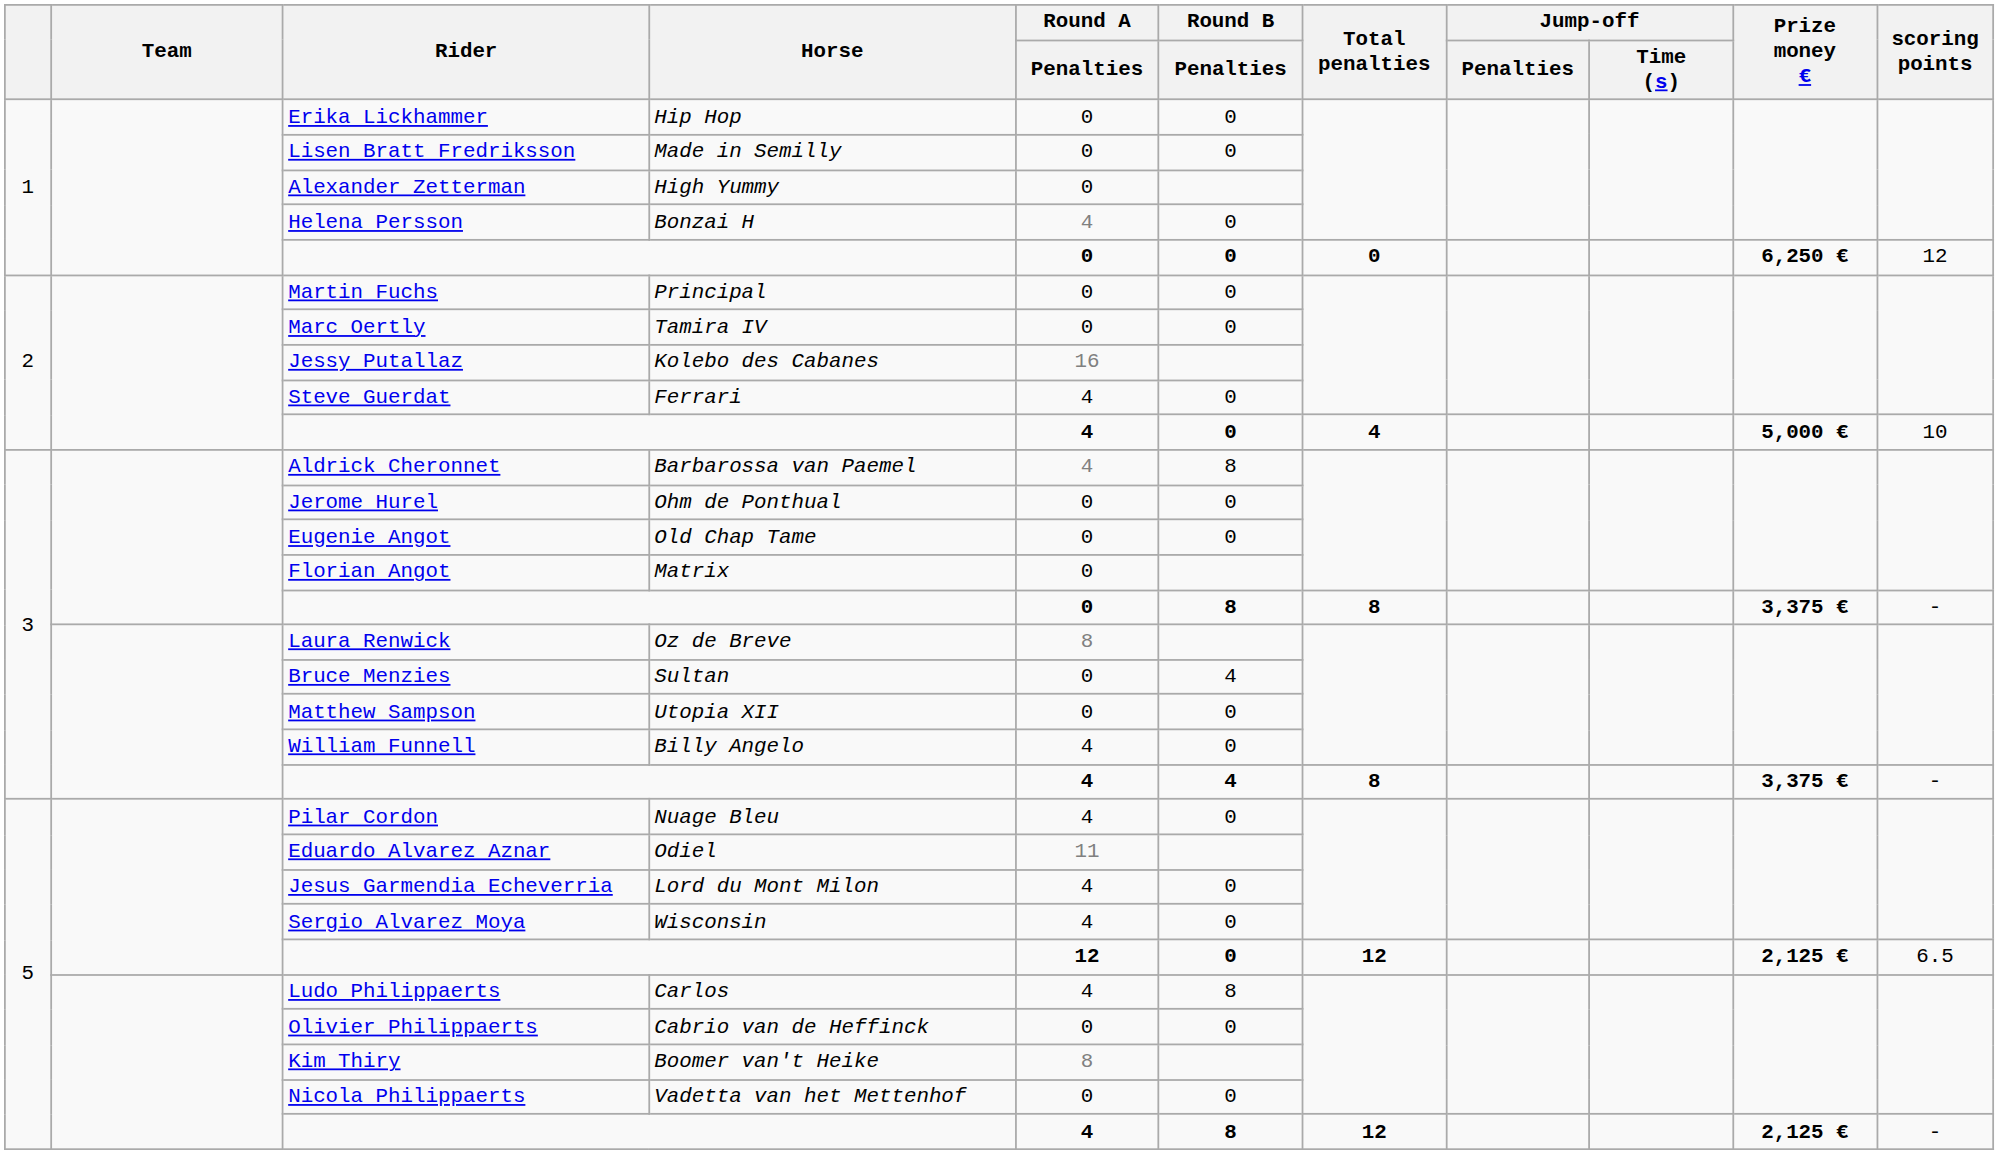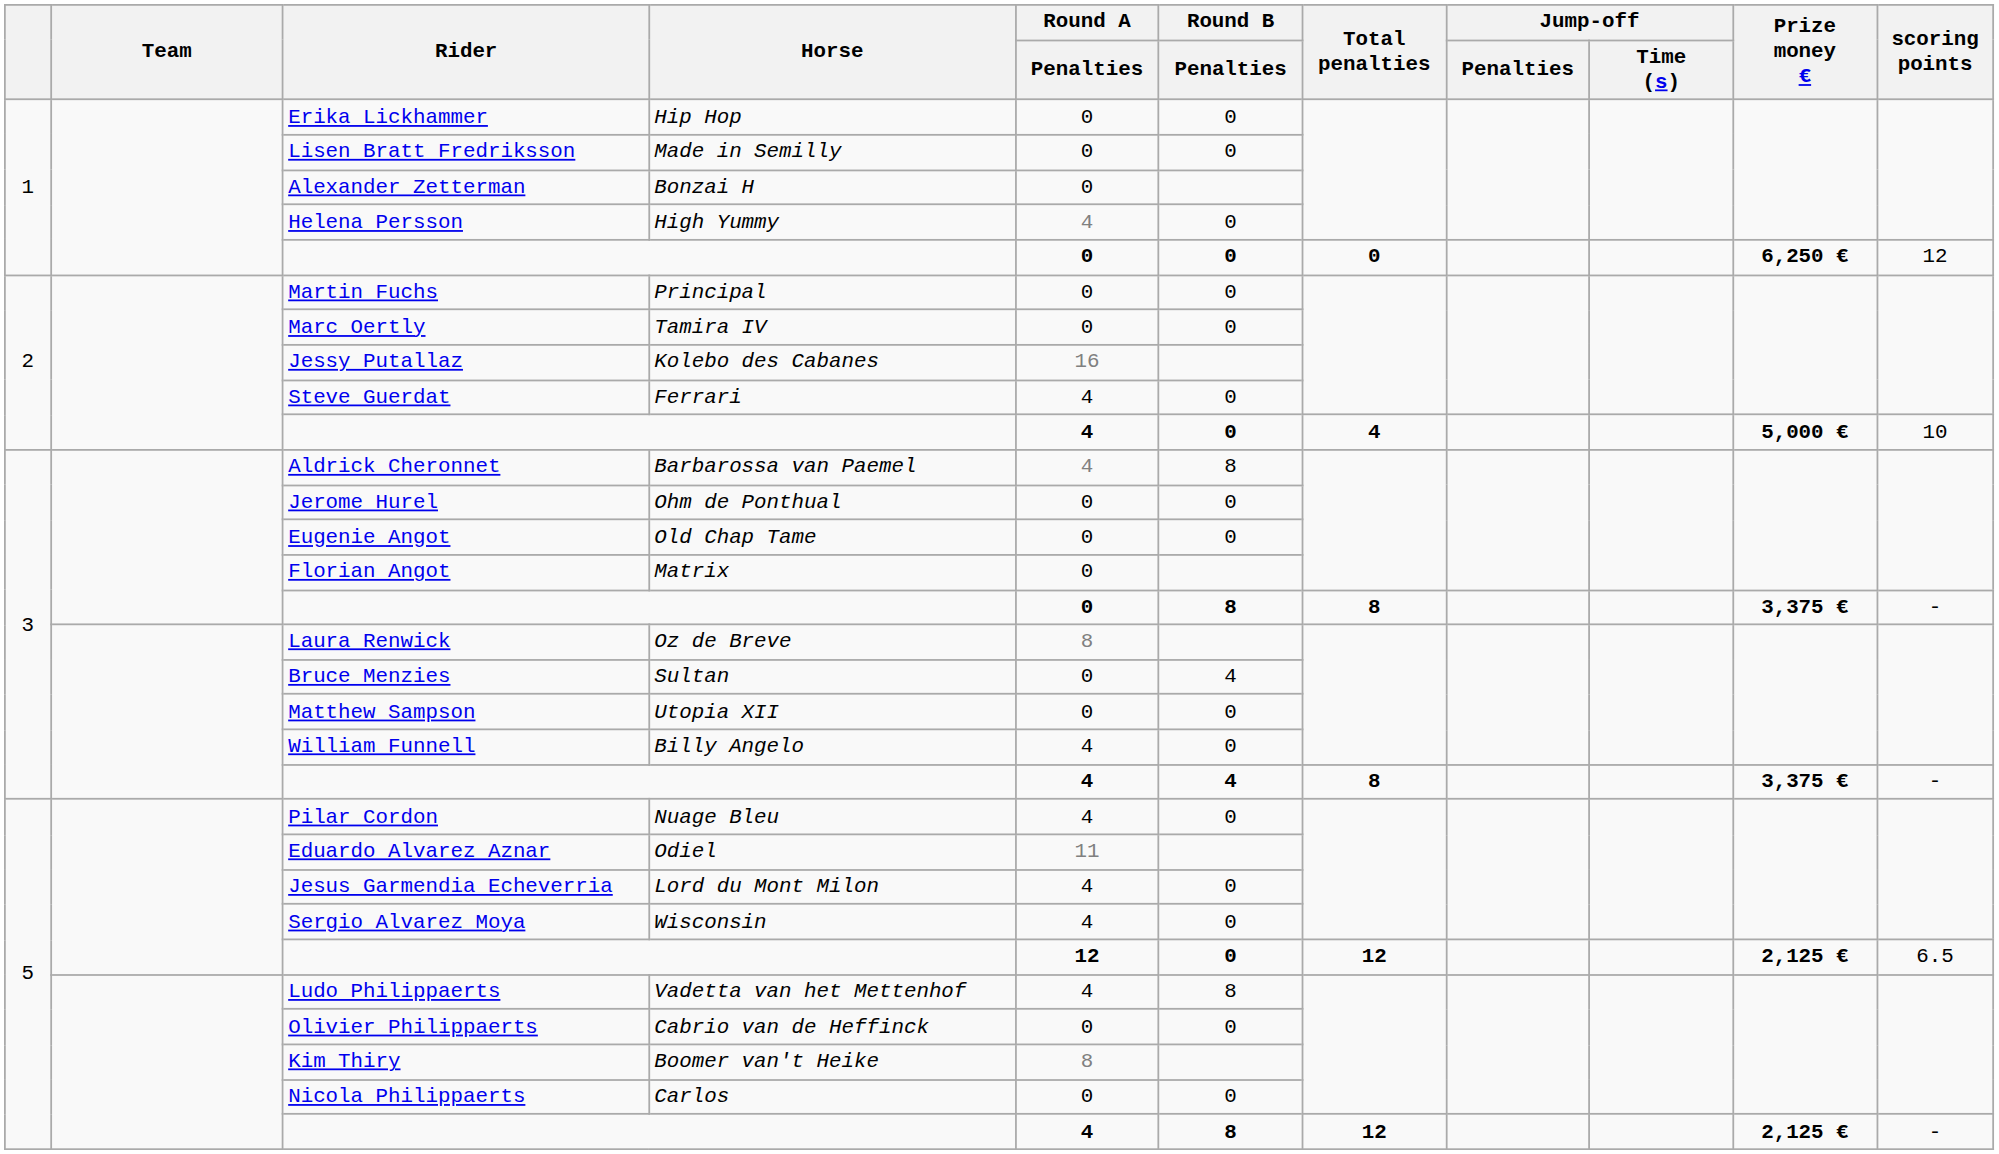(717, 187) High Yummy -> (704, 187) Bonzai H
(704, 222) Bonzai H -> (717, 222) High Yummy
(692, 992) Carlos -> (810, 992) Vadetta van het Mettenhof
(810, 1097) Vadetta van het Mettenhof -> (692, 1097) Carlos
